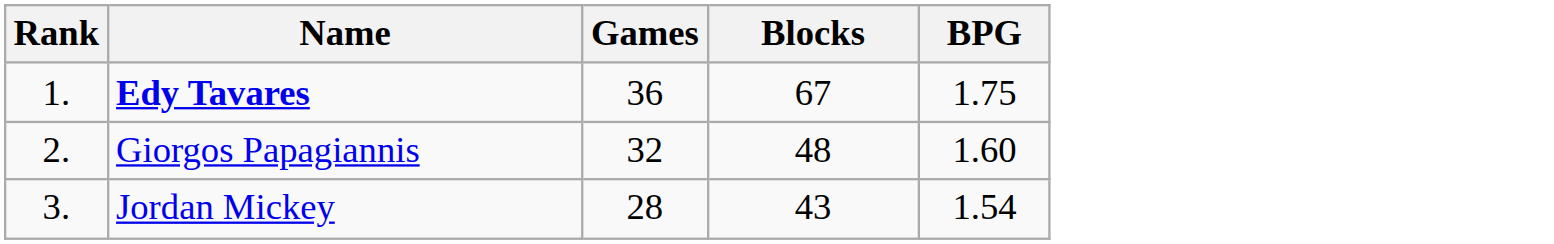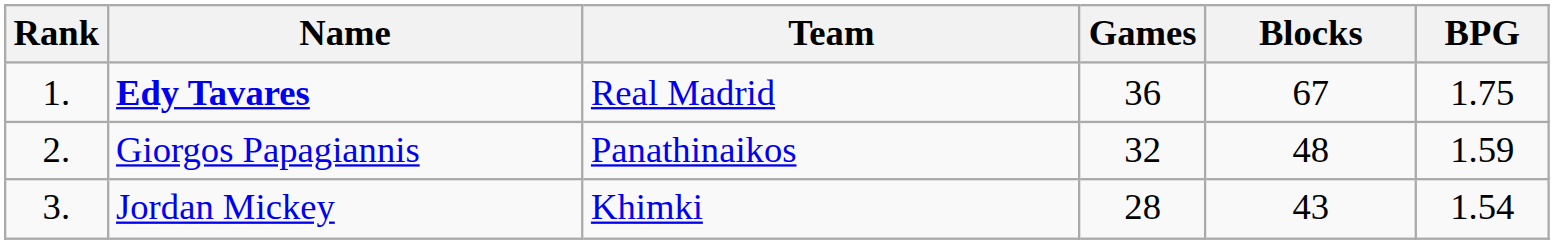+ column: (831, 33)
(984, 149) 1.60 -> (1482, 149) 1.59
